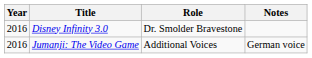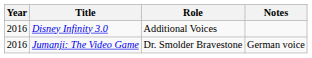(193, 28) Dr. Smolder Bravestone -> (180, 28) Additional Voices
(180, 45) Additional Voices -> (193, 45) Dr. Smolder Bravestone
